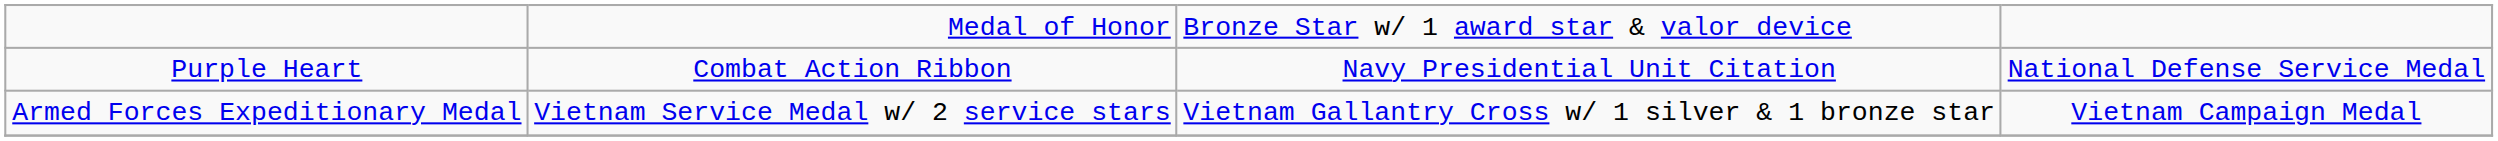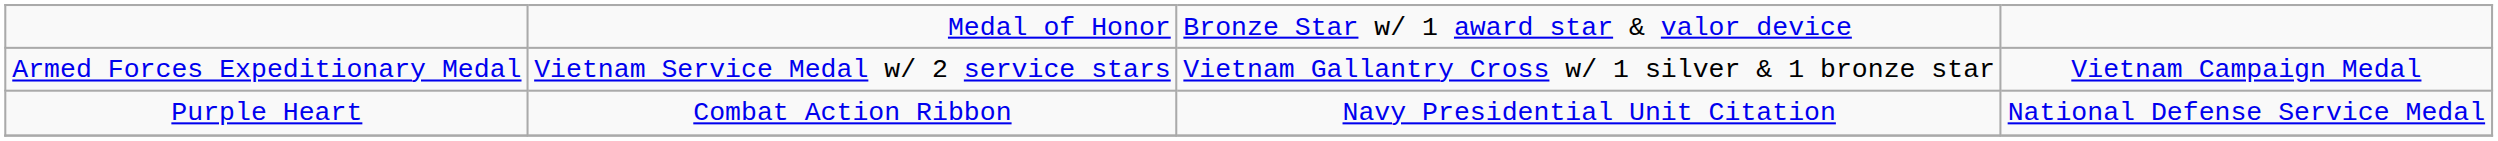rows swapped: (267, 70) <-> (267, 113)
